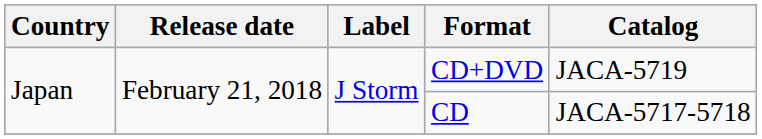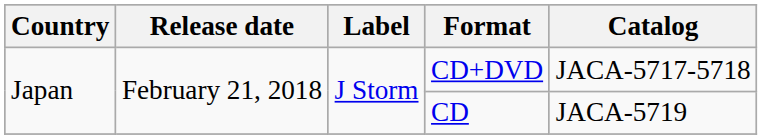(621, 69) JACA-5719 -> (653, 69) JACA-5717-5718
(653, 112) JACA-5717-5718 -> (621, 112) JACA-5719
